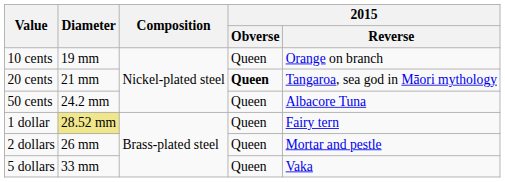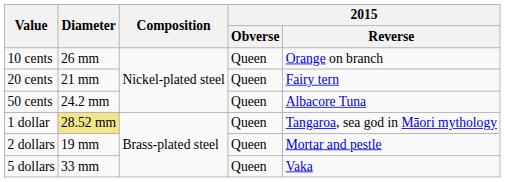(80, 58) 19 mm -> (80, 58) 26 mm
(250, 79) bold -> (249, 79) normal
(391, 79) Tangaroa, sea god in Māori mythology -> (312, 79) Fairy tern
(312, 123) Fairy tern -> (391, 123) Tangaroa, sea god in Māori mythology
(80, 144) 26 mm -> (80, 144) 19 mm
